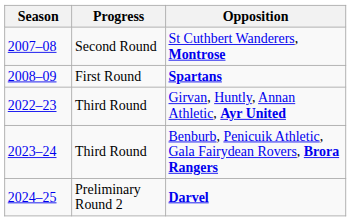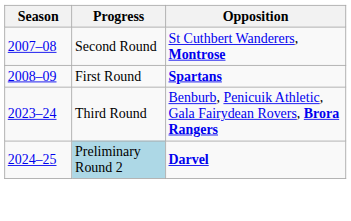- row: (232, 106)
(108, 197) no background -> (108, 159) lightblue background
